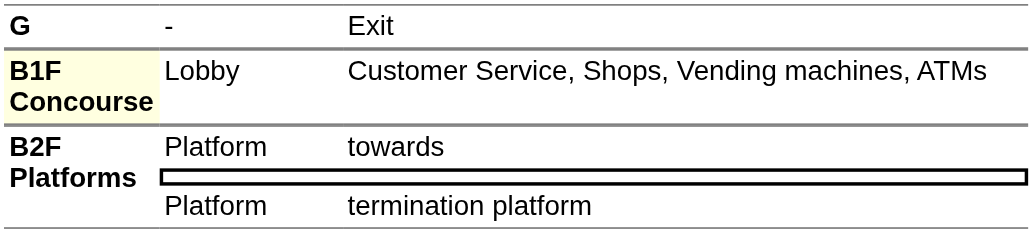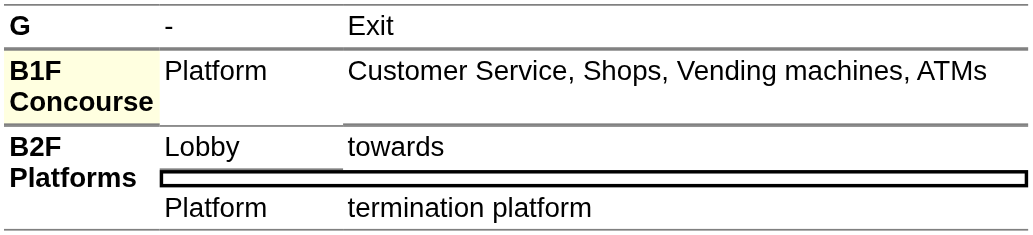(202, 71) Lobby -> (216, 71) Platform
(216, 147) Platform -> (202, 147) Lobby
